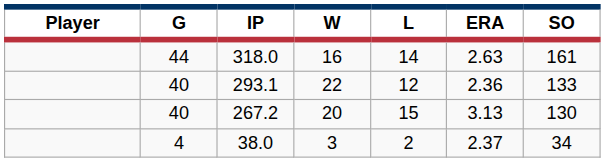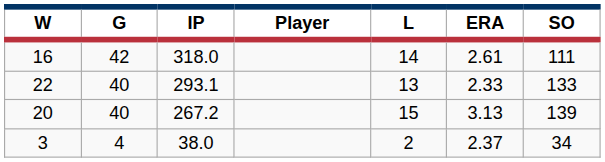columns swapped: (73, 23) <-> (332, 23)
(179, 56) 44 -> (119, 56) 42
(485, 56) 2.63 -> (485, 56) 2.61
(562, 56) 161 -> (562, 56) 111
(409, 85) 12 -> (409, 85) 13
(485, 85) 2.36 -> (485, 85) 2.33
(562, 113) 130 -> (562, 113) 139
